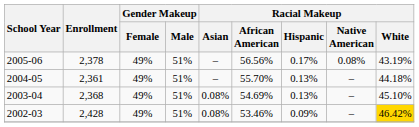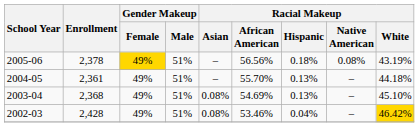(143, 61) no background -> (143, 61) gold background
(304, 61) 0.17% -> (304, 61) 0.18%
(304, 113) 0.09% -> (304, 113) 0.04%
